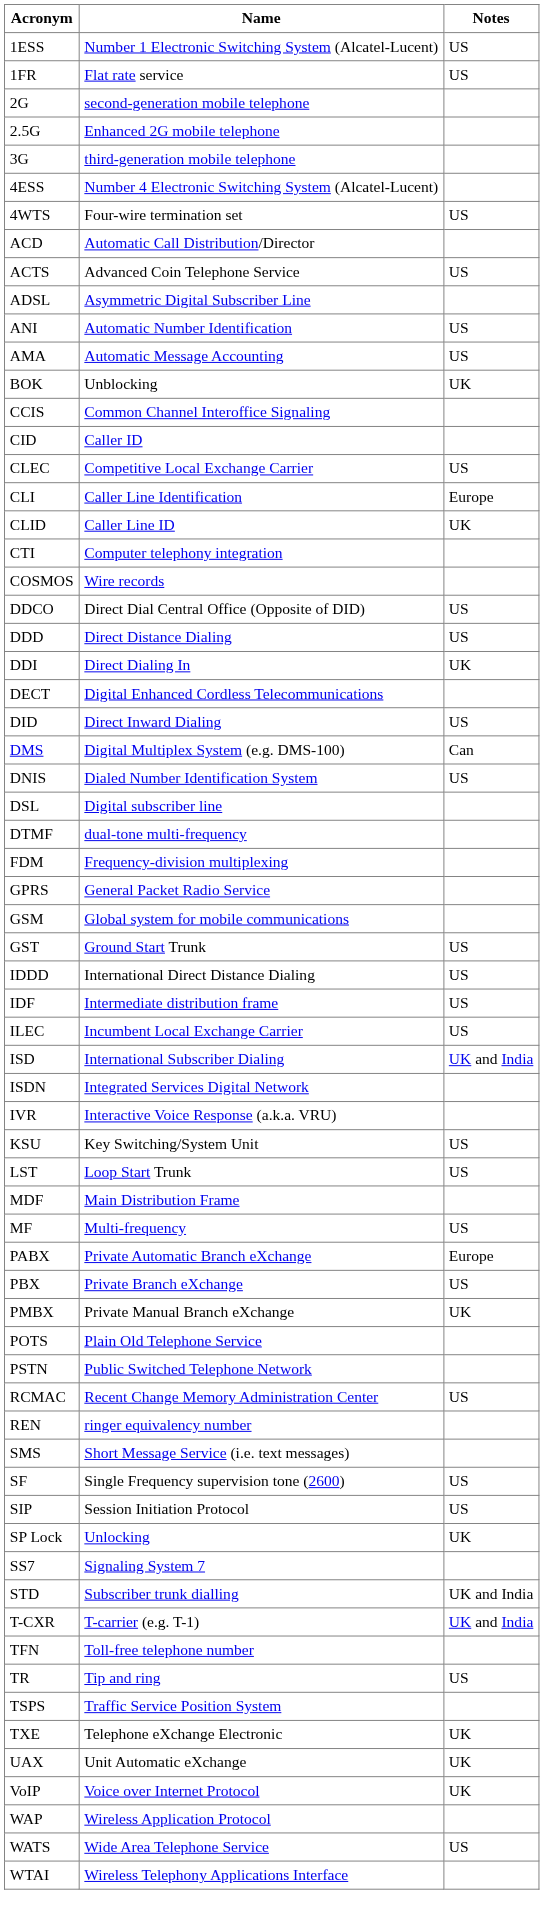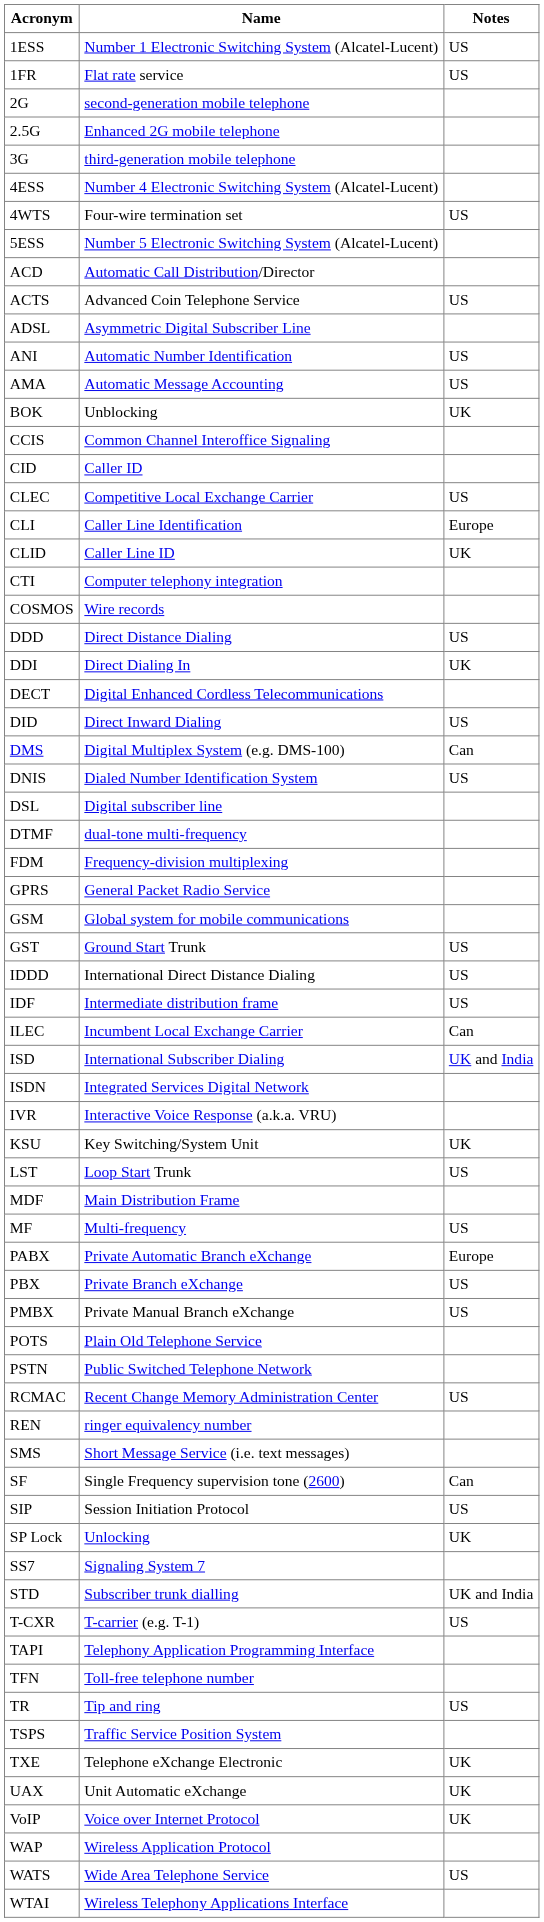+ row: (27, 243)
- row: (32, 609)
(459, 1031) US -> (461, 1031) Can
(459, 1143) US -> (460, 1143) UK
(460, 1312) UK -> (459, 1312) US
(459, 1481) US -> (461, 1481) Can
(491, 1621) UK and India -> (459, 1621) US
+ row: (26, 1650)
